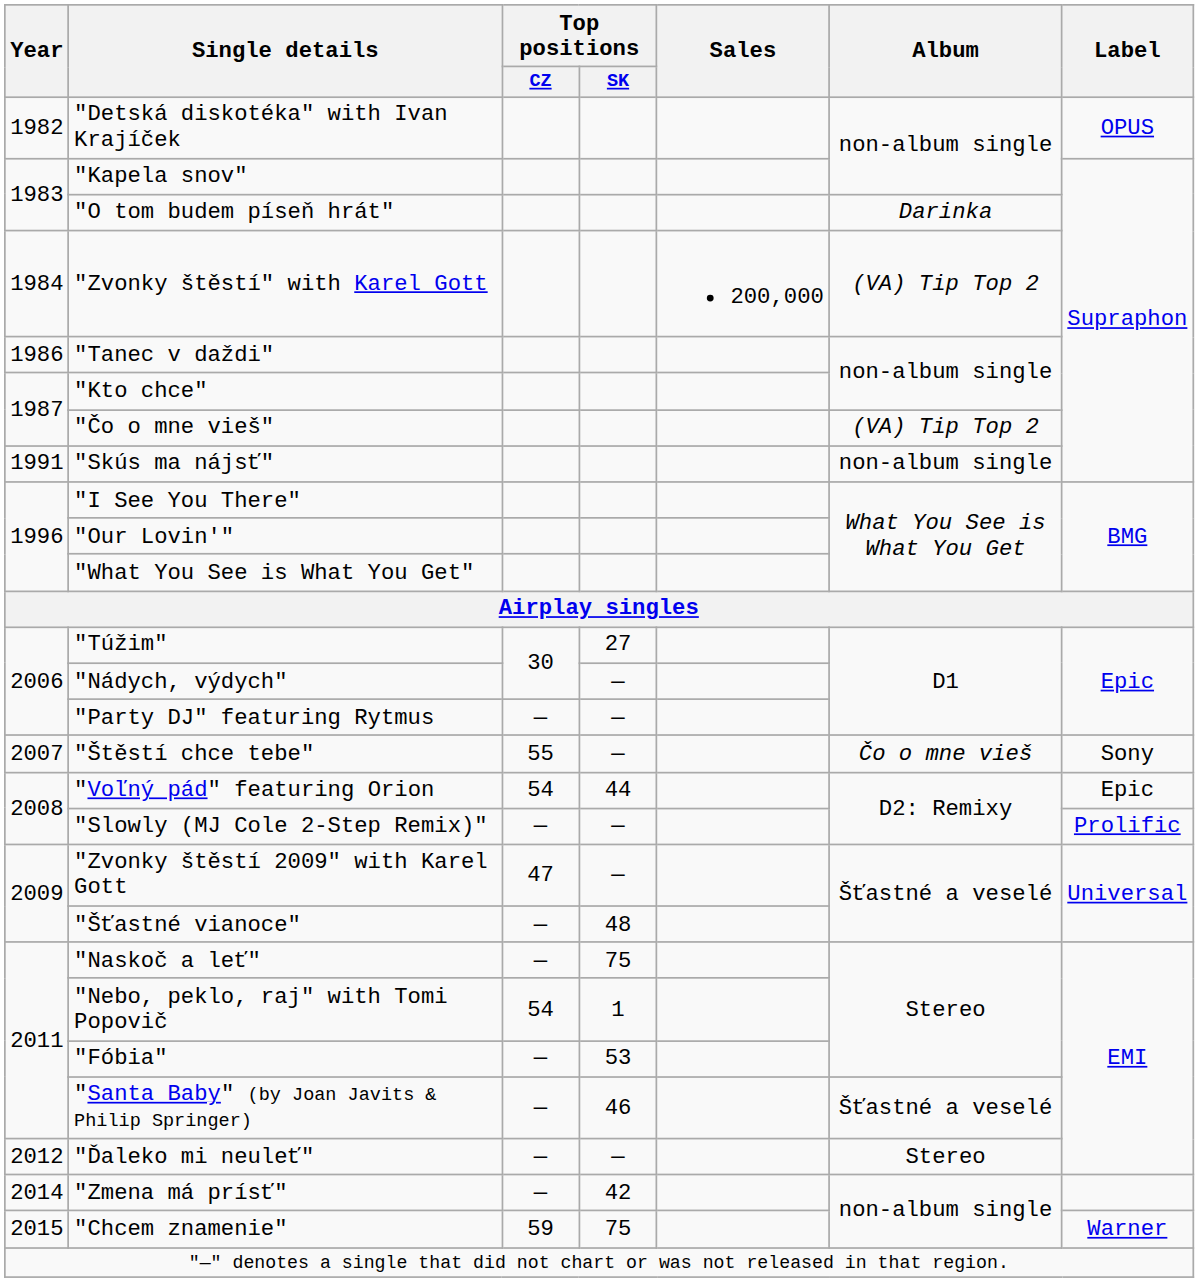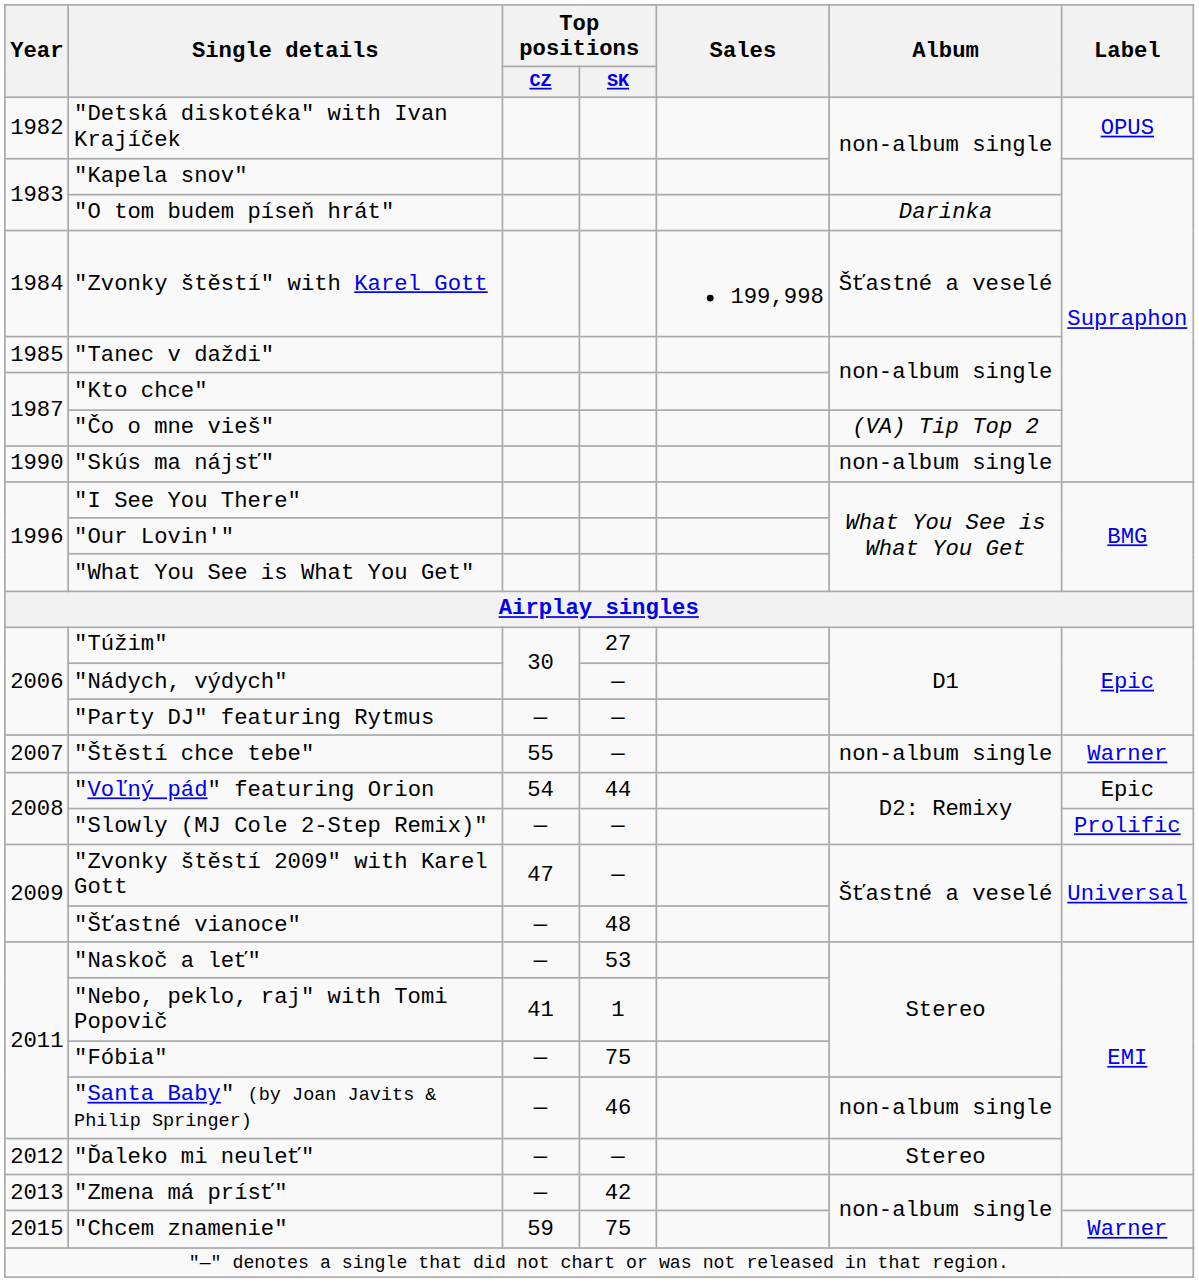(743, 297) 200,000 -> (743, 297) 199,998
(946, 284) (VA) Tip Top 2 -> (946, 284) Šťastné a veselé
(37, 355) 1986 -> (37, 355) 1985
(37, 464) 1991 -> (37, 464) 1990
(946, 754) Čo o mne vieš -> (946, 754) non-album single
(1127, 754) Sony -> (1127, 754) Warner
(618, 960) 75 -> (618, 960) 53
(540, 1010) 54 -> (540, 1010) 41
(618, 1059) 53 -> (618, 1059) 75
(946, 1108) Šťastné a veselé -> (946, 1108) non-album single
(37, 1193) 2014 -> (37, 1193) 2013
